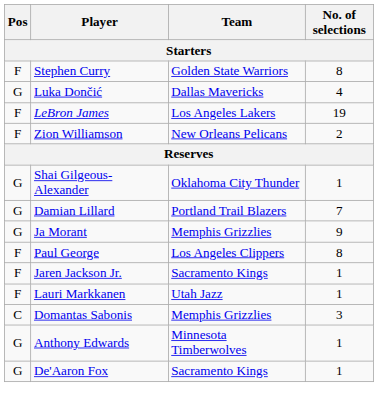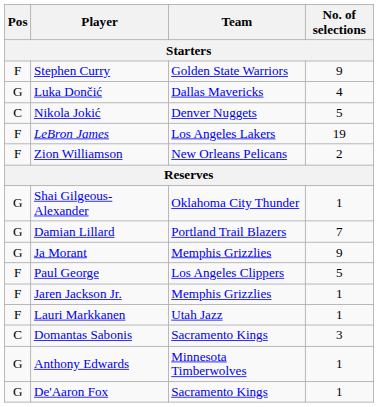(339, 71) 8 -> (339, 71) 9
+ row: (67, 112)
(339, 252) 8 -> (339, 273) 5
(220, 273) Sacramento Kings -> (221, 294) Memphis Grizzlies
(221, 314) Memphis Grizzlies -> (220, 335) Sacramento Kings
